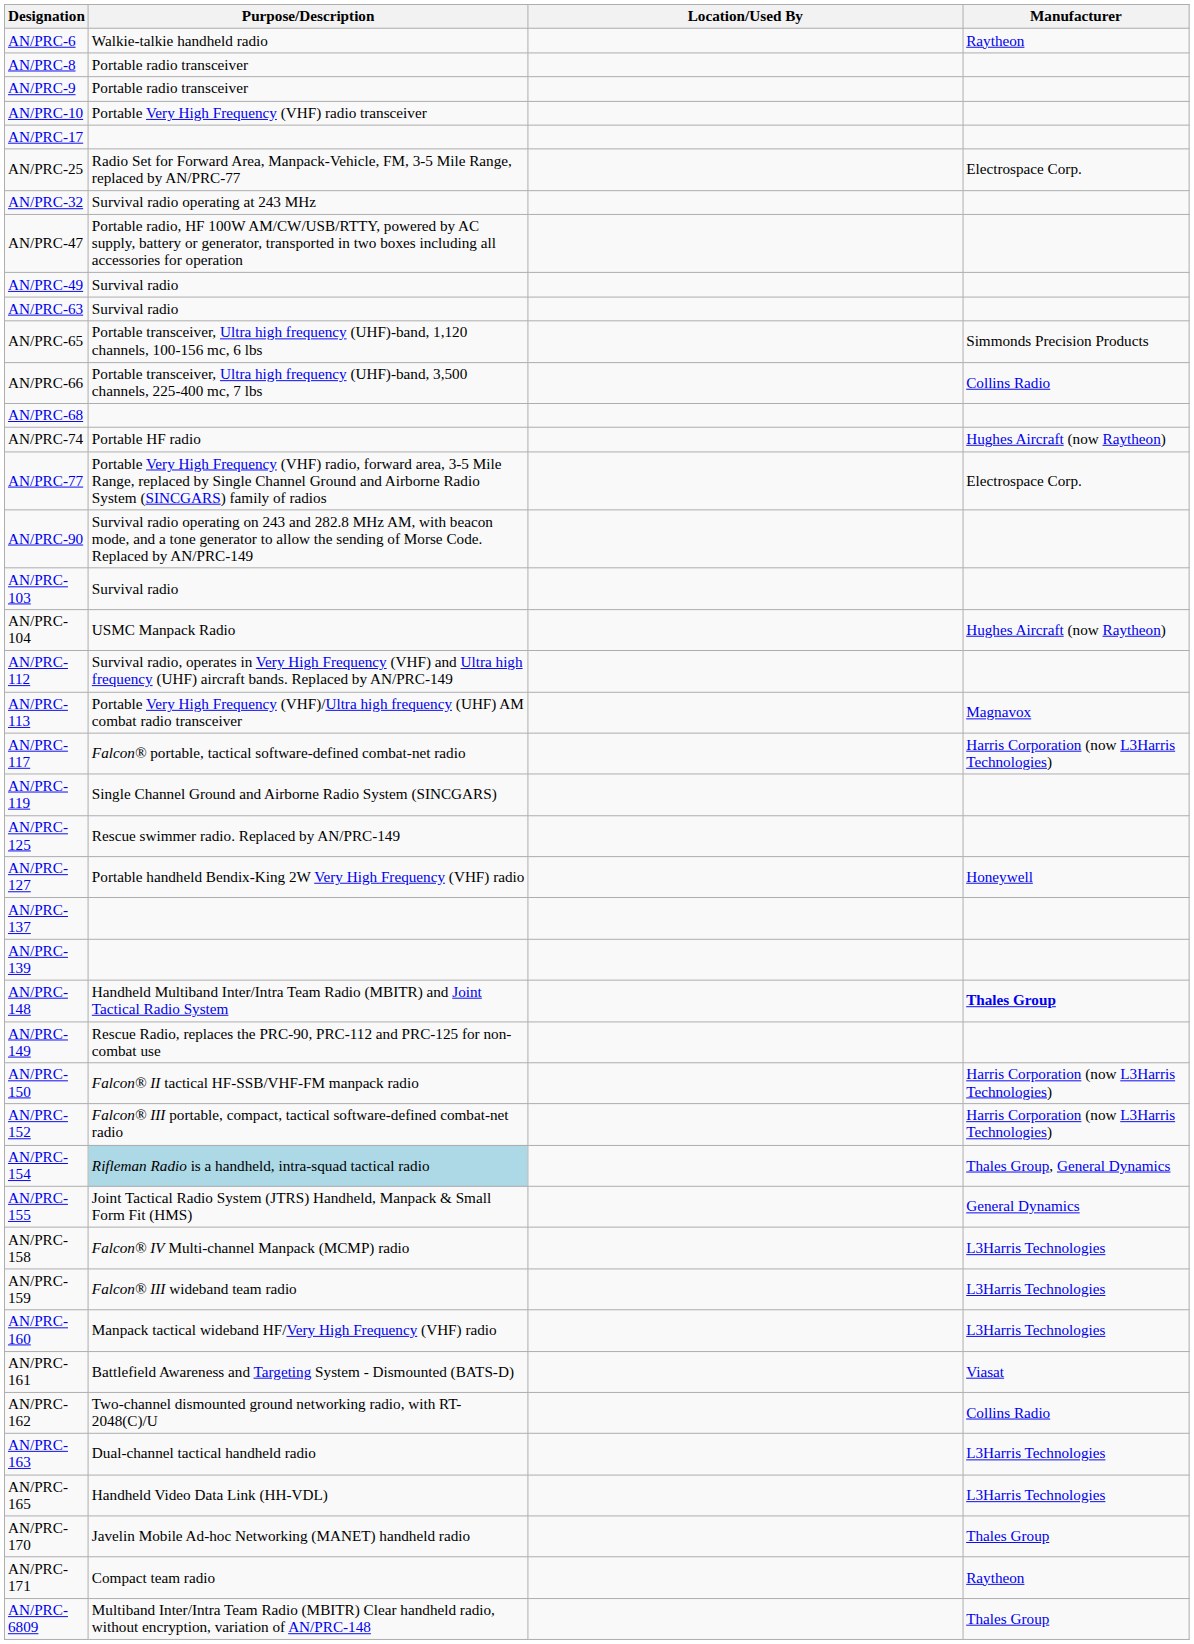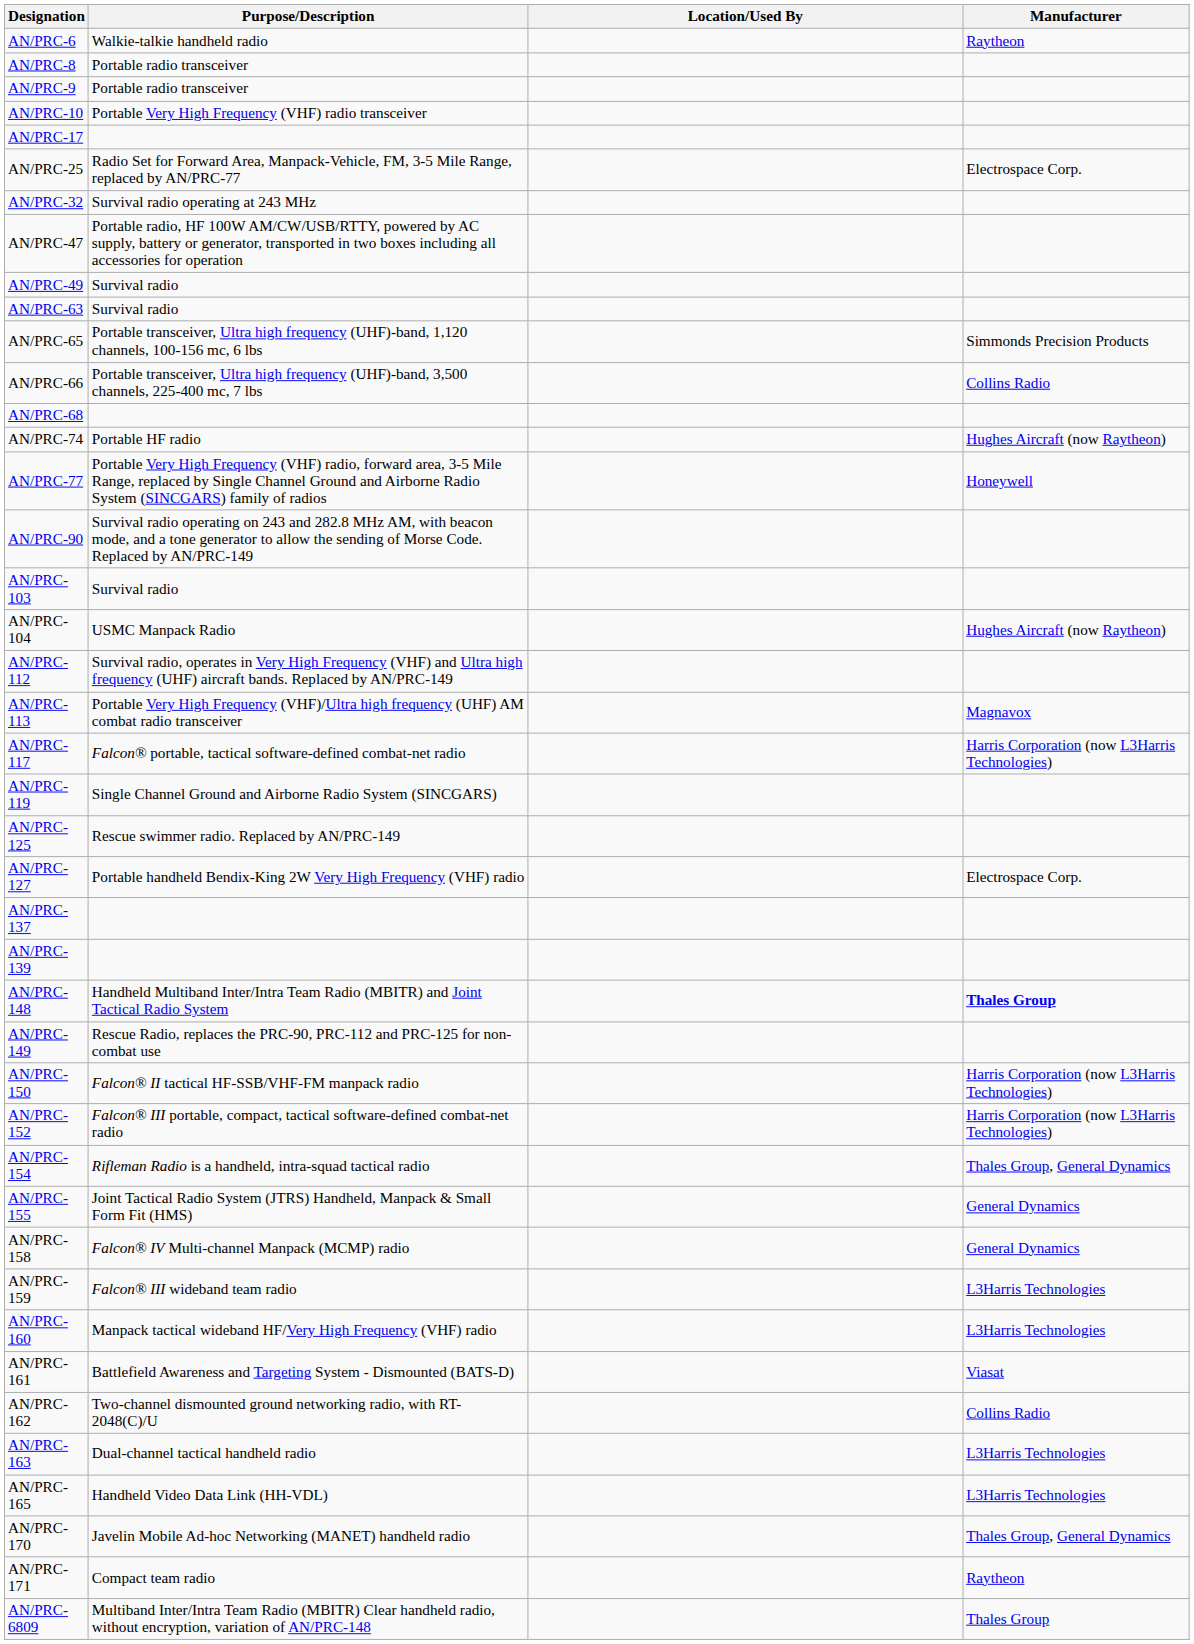(1024, 480) Electrospace Corp. -> (1000, 480) Honeywell
(1000, 877) Honeywell -> (1024, 877) Electrospace Corp.
(261, 1165) lightblue background -> (261, 1165) no background
(1036, 1248) L3Harris Technologies -> (1023, 1248) General Dynamics
(1008, 1536) Thales Group -> (1068, 1536) Thales Group, General Dynamics
